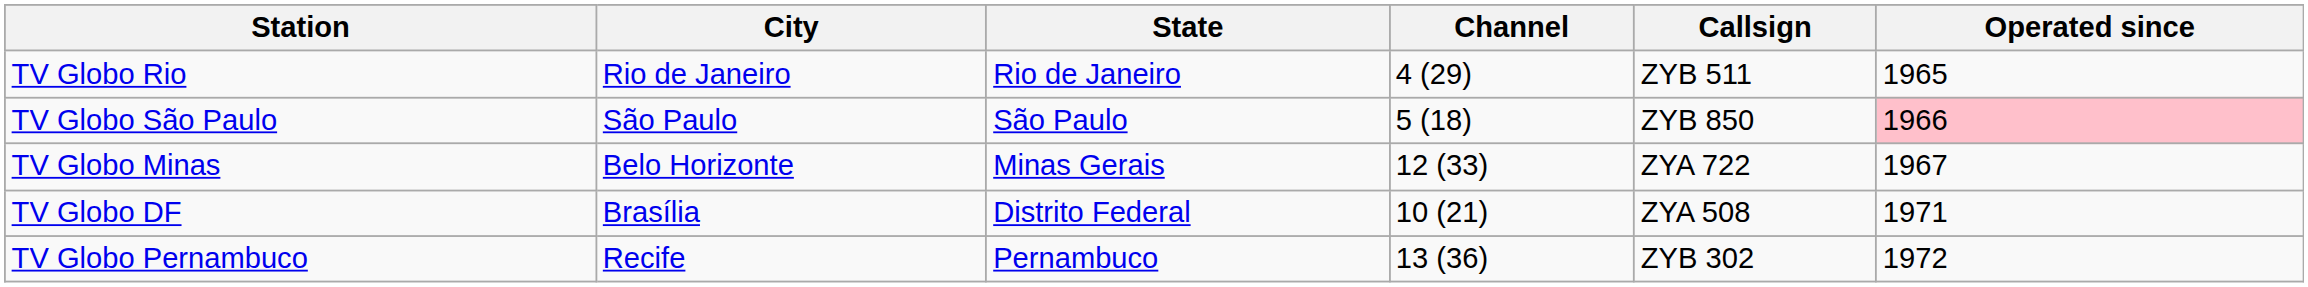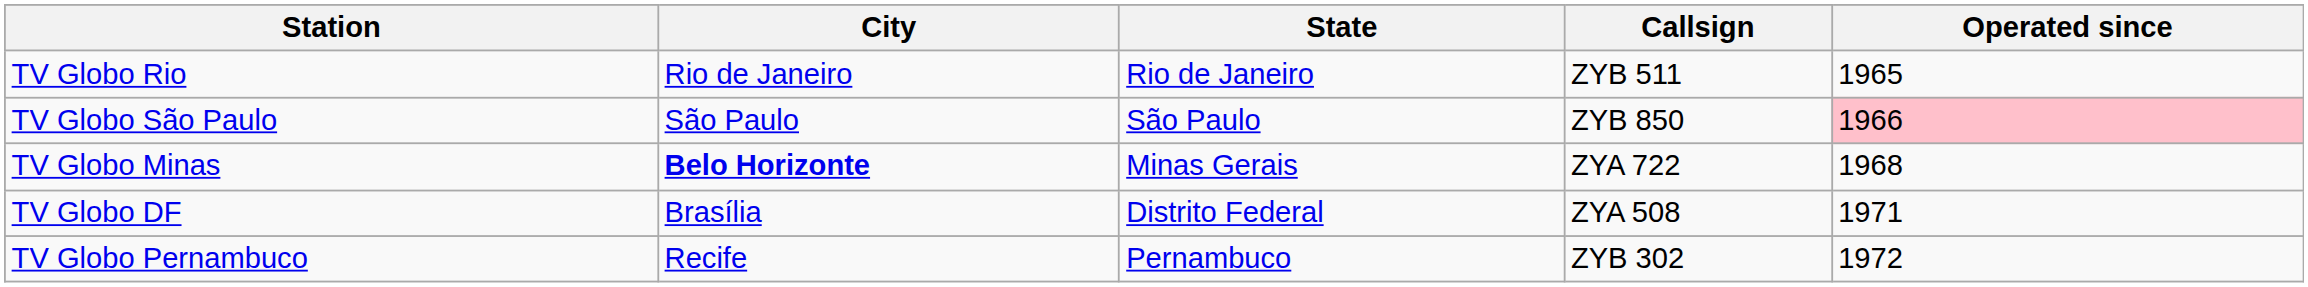- column: (1512, 27)
(698, 166) normal -> (767, 166) bold
(1915, 166) 1967 -> (1871, 166) 1968
